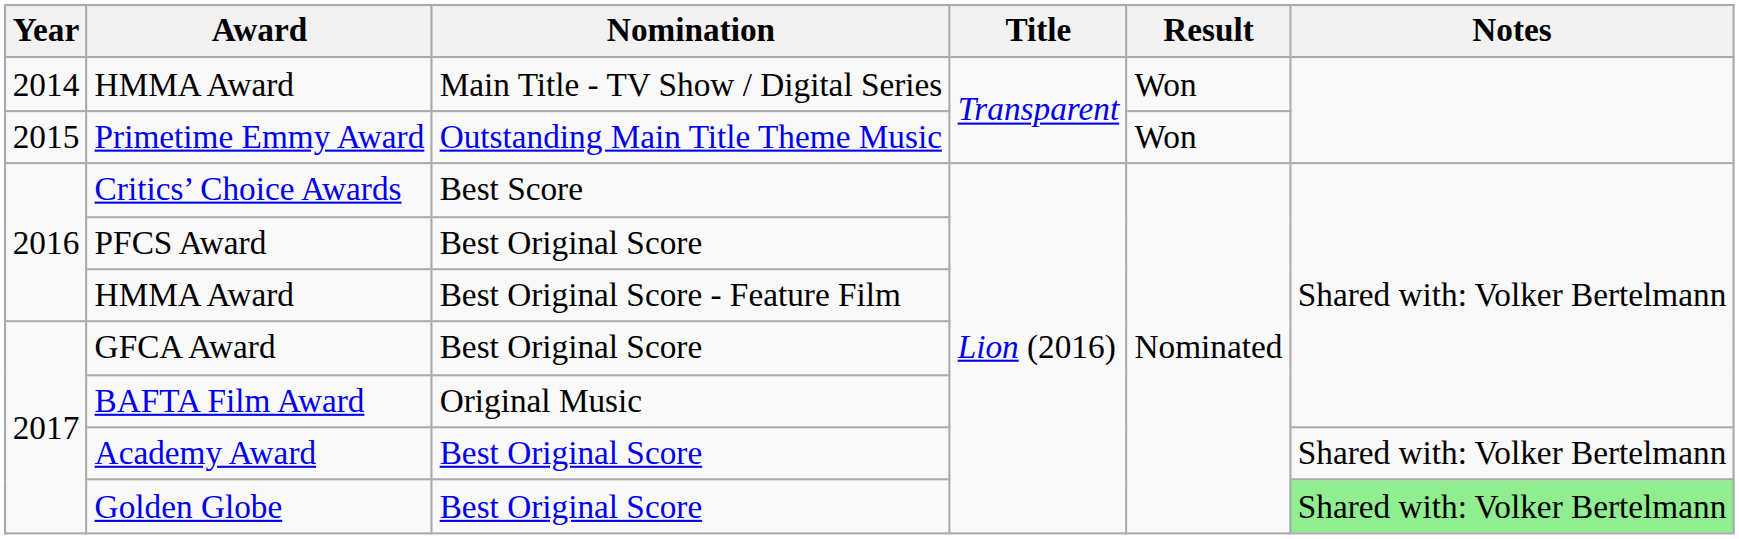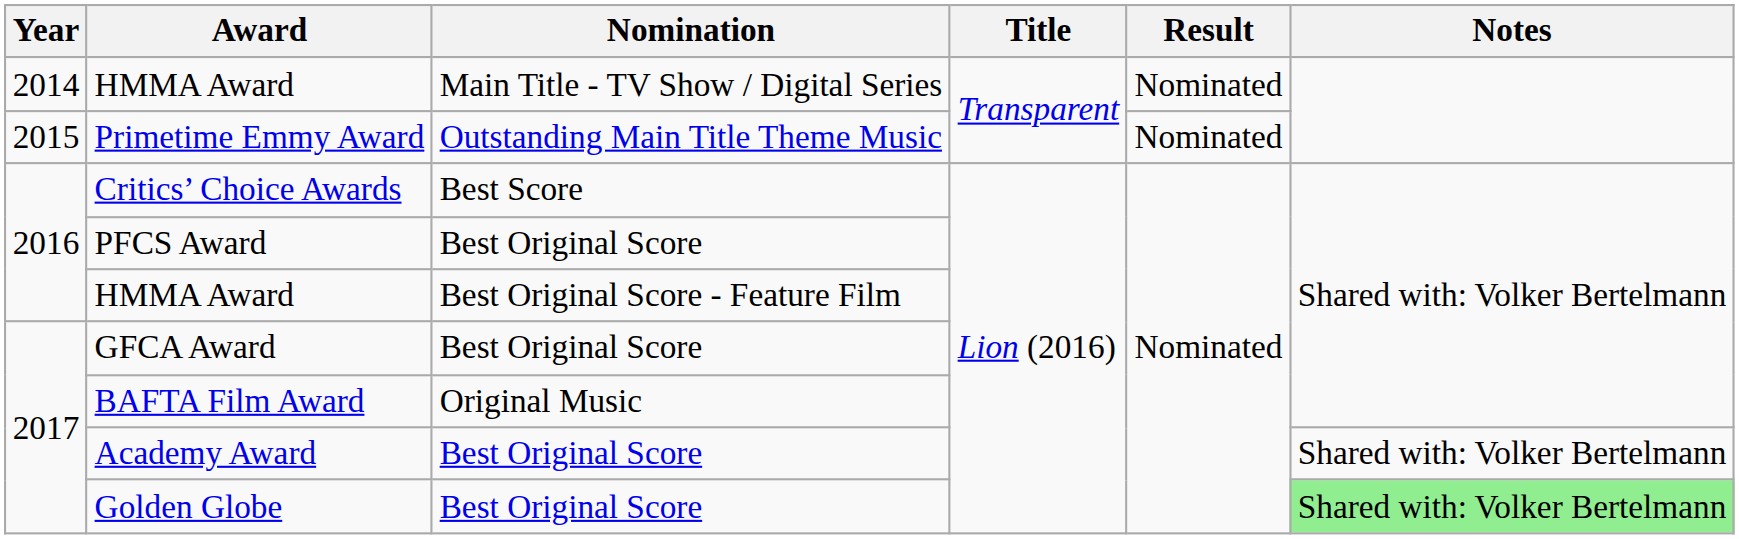(1166, 83) Won -> (1208, 83) Nominated
(1166, 136) Won -> (1208, 136) Nominated
